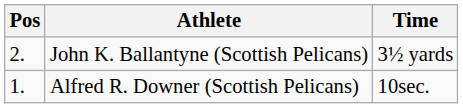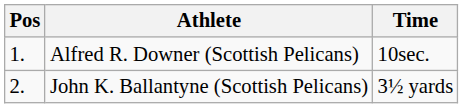rows swapped: (204, 86) <-> (209, 53)
